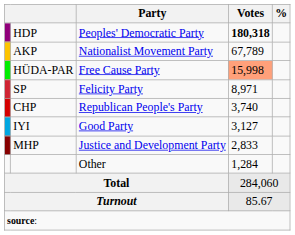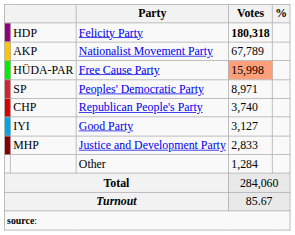(141, 32) Peoples' Democratic Party -> (111, 32) Felicity Party
(111, 88) Felicity Party -> (141, 88) Peoples' Democratic Party
